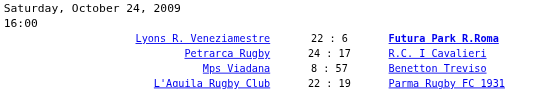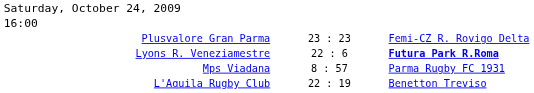+ row: (206, 39)
- row: (227, 54)
(438, 68) Benetton Treviso -> (447, 68) Parma Rugby FC 1931
(447, 83) Parma Rugby FC 1931 -> (438, 83) Benetton Treviso
